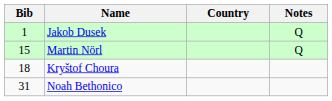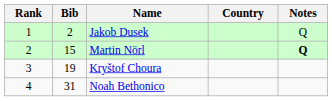+ column: (29, 13)
(24, 31) 1 -> (70, 31) 2
(299, 50) normal -> (303, 50) bold
(24, 68) 18 -> (70, 68) 19
